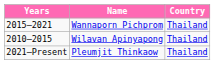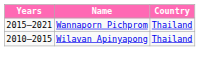- row: (115, 53)
